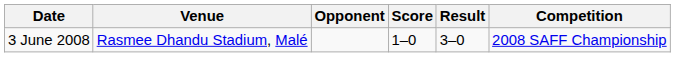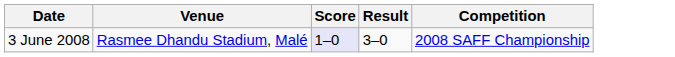- column: (350, 16)
(404, 39) no background -> (327, 39) lavender background
